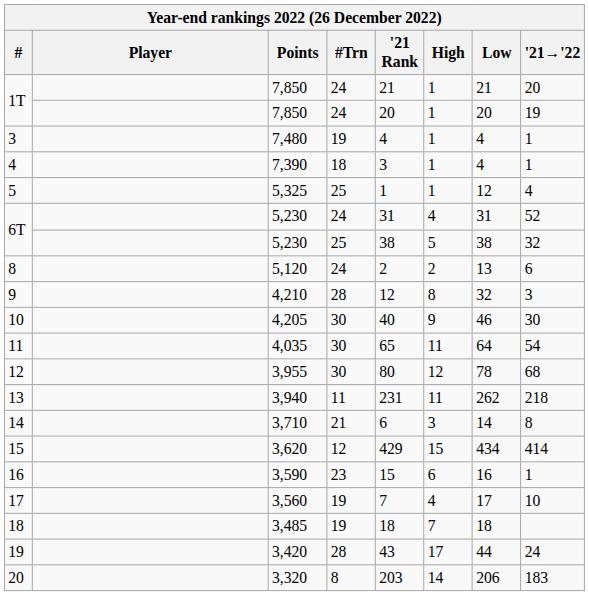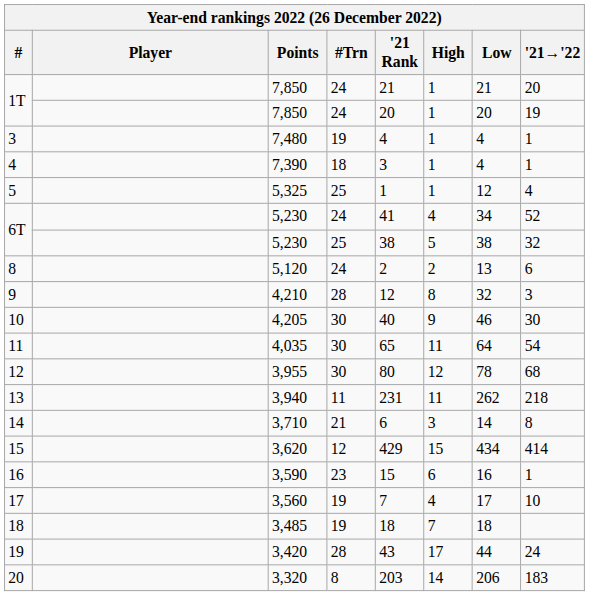(387, 216) 31 -> (387, 216) 41
(484, 216) 31 -> (484, 216) 34
